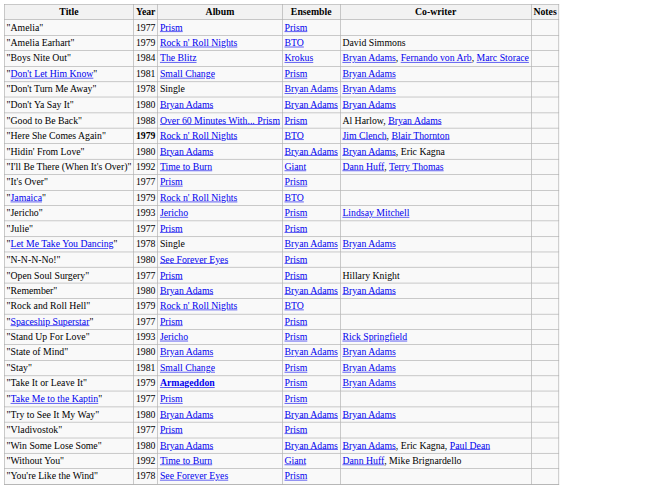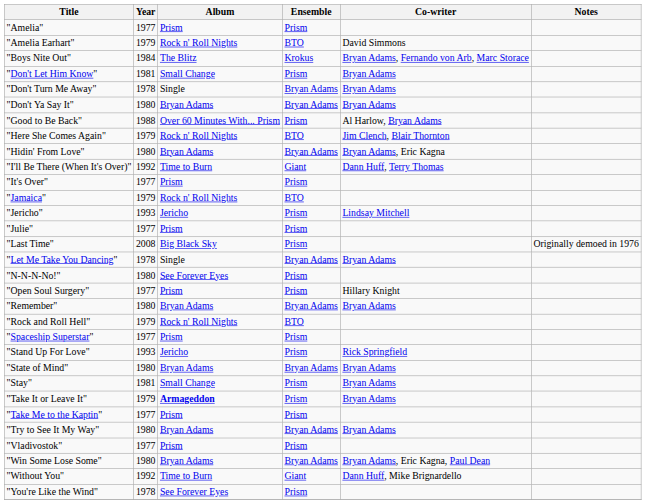(146, 136) bold -> (146, 136) normal
+ row: (30, 244)
